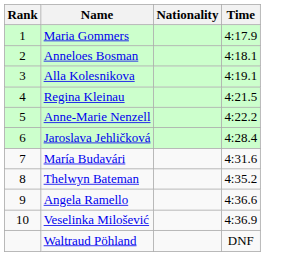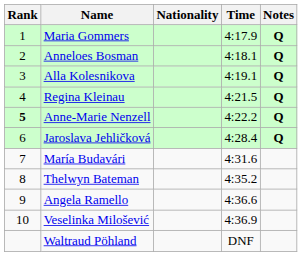+ column: (279, 14)
(23, 117) normal -> (23, 117) bold
